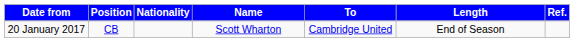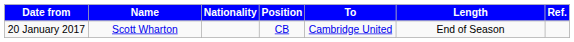columns swapped: (111, 13) <-> (248, 13)
